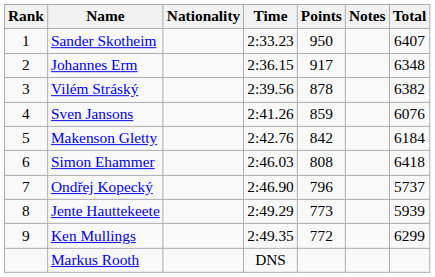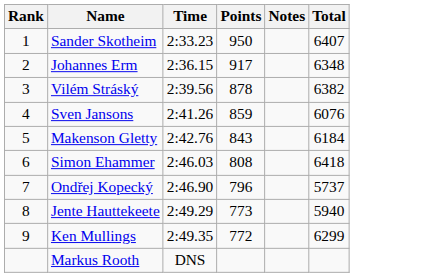- column: (203, 16)
(321, 138) 842 -> (241, 138) 843
(409, 211) 5939 -> (329, 211) 5940
